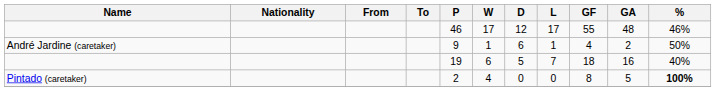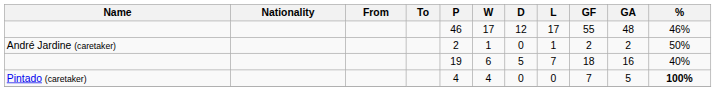(456, 46) 9 -> (456, 46) 2
(521, 46) 6 -> (521, 46) 0
(589, 46) 4 -> (589, 46) 2
(456, 78) 2 -> (456, 78) 4
(589, 78) 8 -> (589, 78) 7
